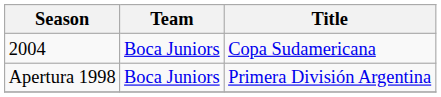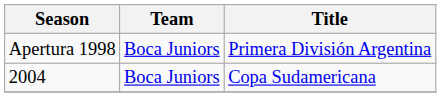rows swapped: (62, 77) <-> (27, 48)
